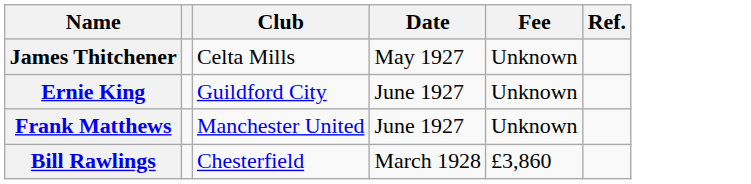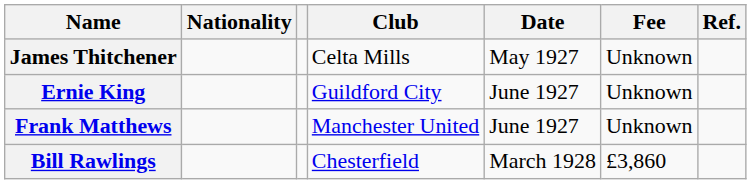+ column: (239, 21)
